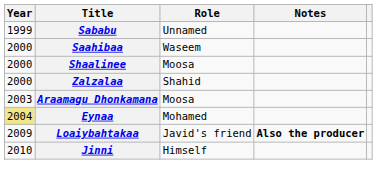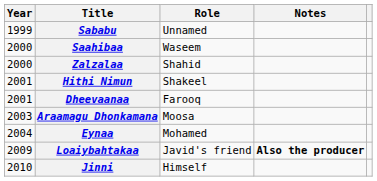- row: (98, 64)
+ row: (98, 82)
+ row: (98, 99)
(20, 116) khaki background -> (20, 133) no background
